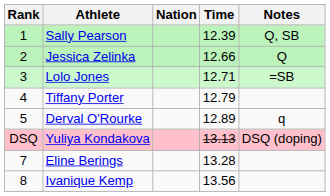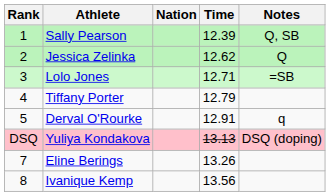(219, 56) 12.66 -> (219, 56) 12.62
(219, 118) 12.89 -> (219, 118) 12.91
(219, 160) 13.28 -> (219, 160) 13.26
